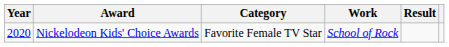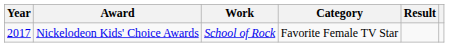columns swapped: (263, 13) <-> (363, 13)
(19, 32) 2020 -> (19, 32) 2017
